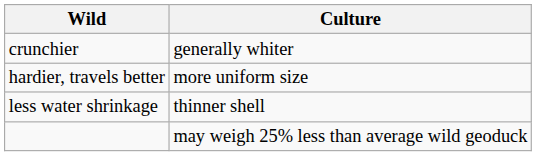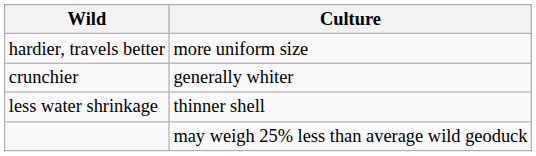rows swapped: (44, 48) <-> (87, 77)
